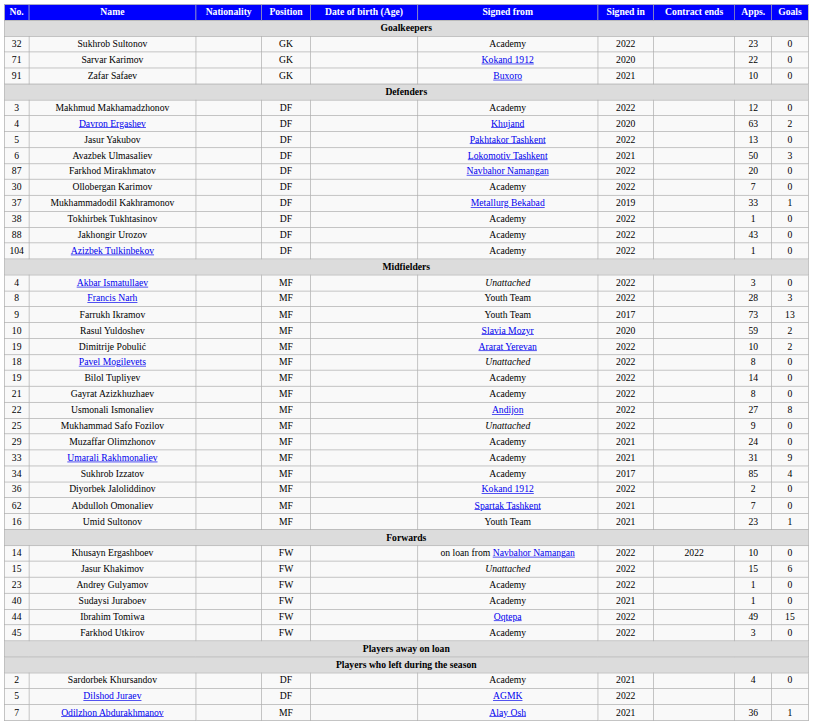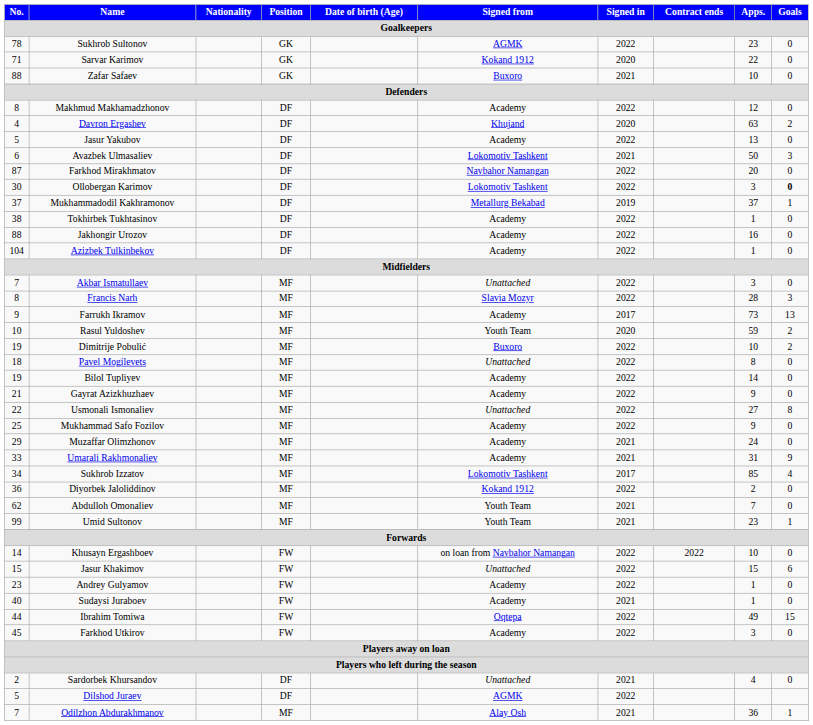(17, 44) 32 -> (17, 44) 78
(508, 44) Academy -> (508, 44) AGMK
(17, 76) 91 -> (17, 76) 88
(17, 108) 3 -> (17, 108) 8
(508, 140) Pakhtakor Tashkent -> (508, 140) Academy
(508, 187) Academy -> (508, 187) Lokomotiv Tashkent
(753, 187) 7 -> (753, 187) 3
(790, 187) normal -> (790, 187) bold
(753, 203) 33 -> (753, 203) 37
(753, 235) 43 -> (753, 235) 16
(17, 283) 4 -> (17, 283) 7
(508, 299) Youth Team -> (508, 299) Slavia Mozyr
(508, 315) Youth Team -> (508, 315) Academy
(508, 331) Slavia Mozyr -> (508, 331) Youth Team
(508, 347) Ararat Yerevan -> (508, 347) Buxoro
(753, 394) 8 -> (753, 394) 9
(508, 410) Andijon -> (508, 410) Unattached
(508, 426) Unattached -> (508, 426) Academy
(508, 474) Academy -> (508, 474) Lokomotiv Tashkent
(508, 506) Spartak Tashkent -> (508, 506) Youth Team
(17, 522) 16 -> (17, 522) 99
(508, 681) Academy -> (508, 681) Unattached
